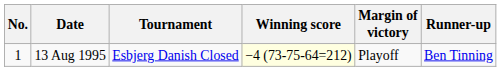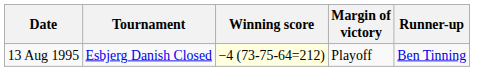- column: (18, 24)
